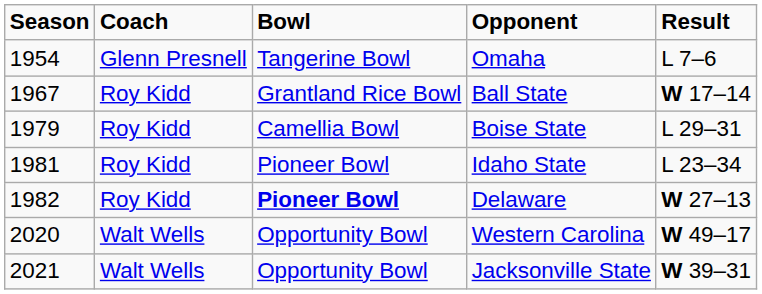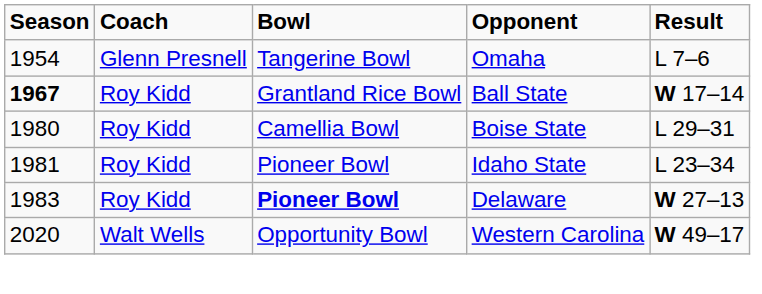(35, 93) normal -> (35, 93) bold
(35, 128) 1979 -> (35, 128) 1980
(35, 199) 1982 -> (35, 199) 1983
- row: (561, 270)
